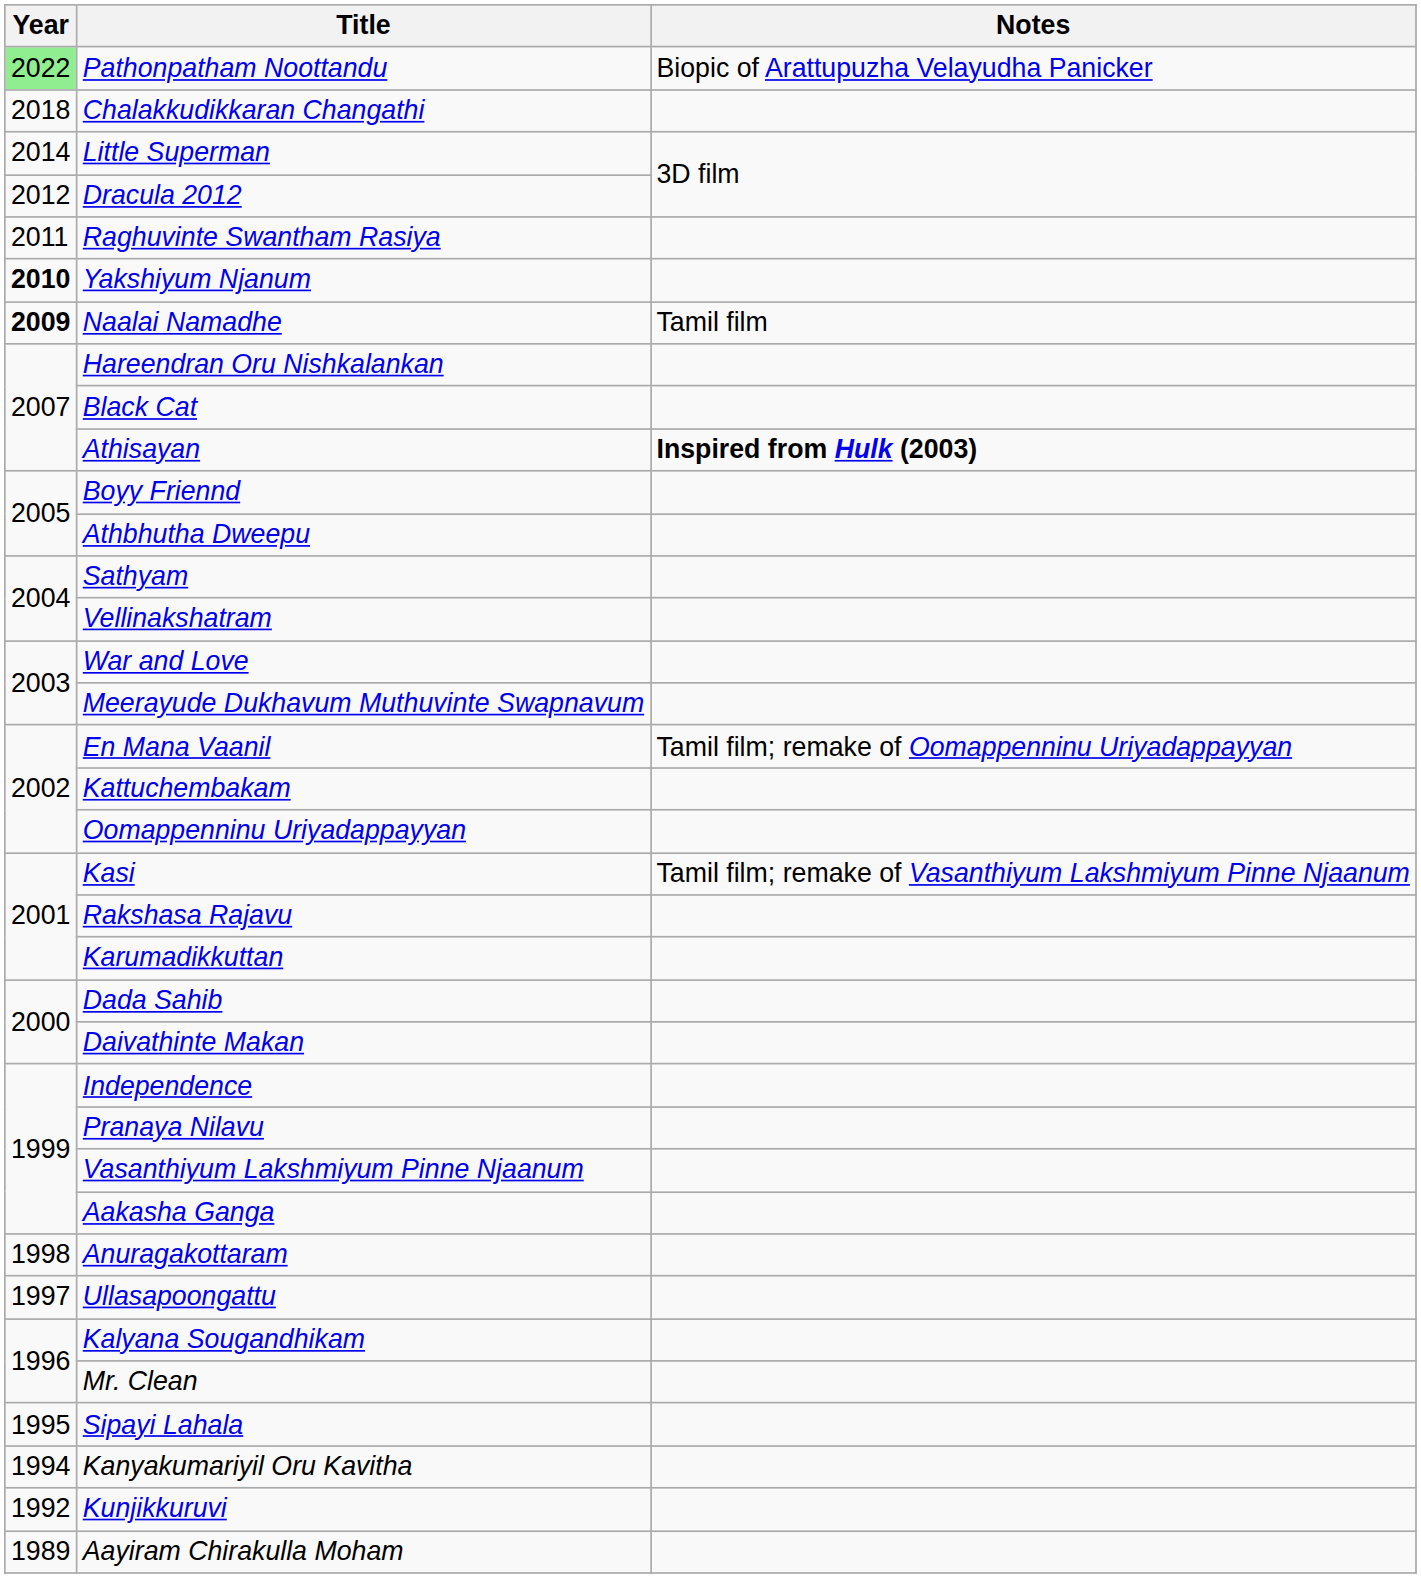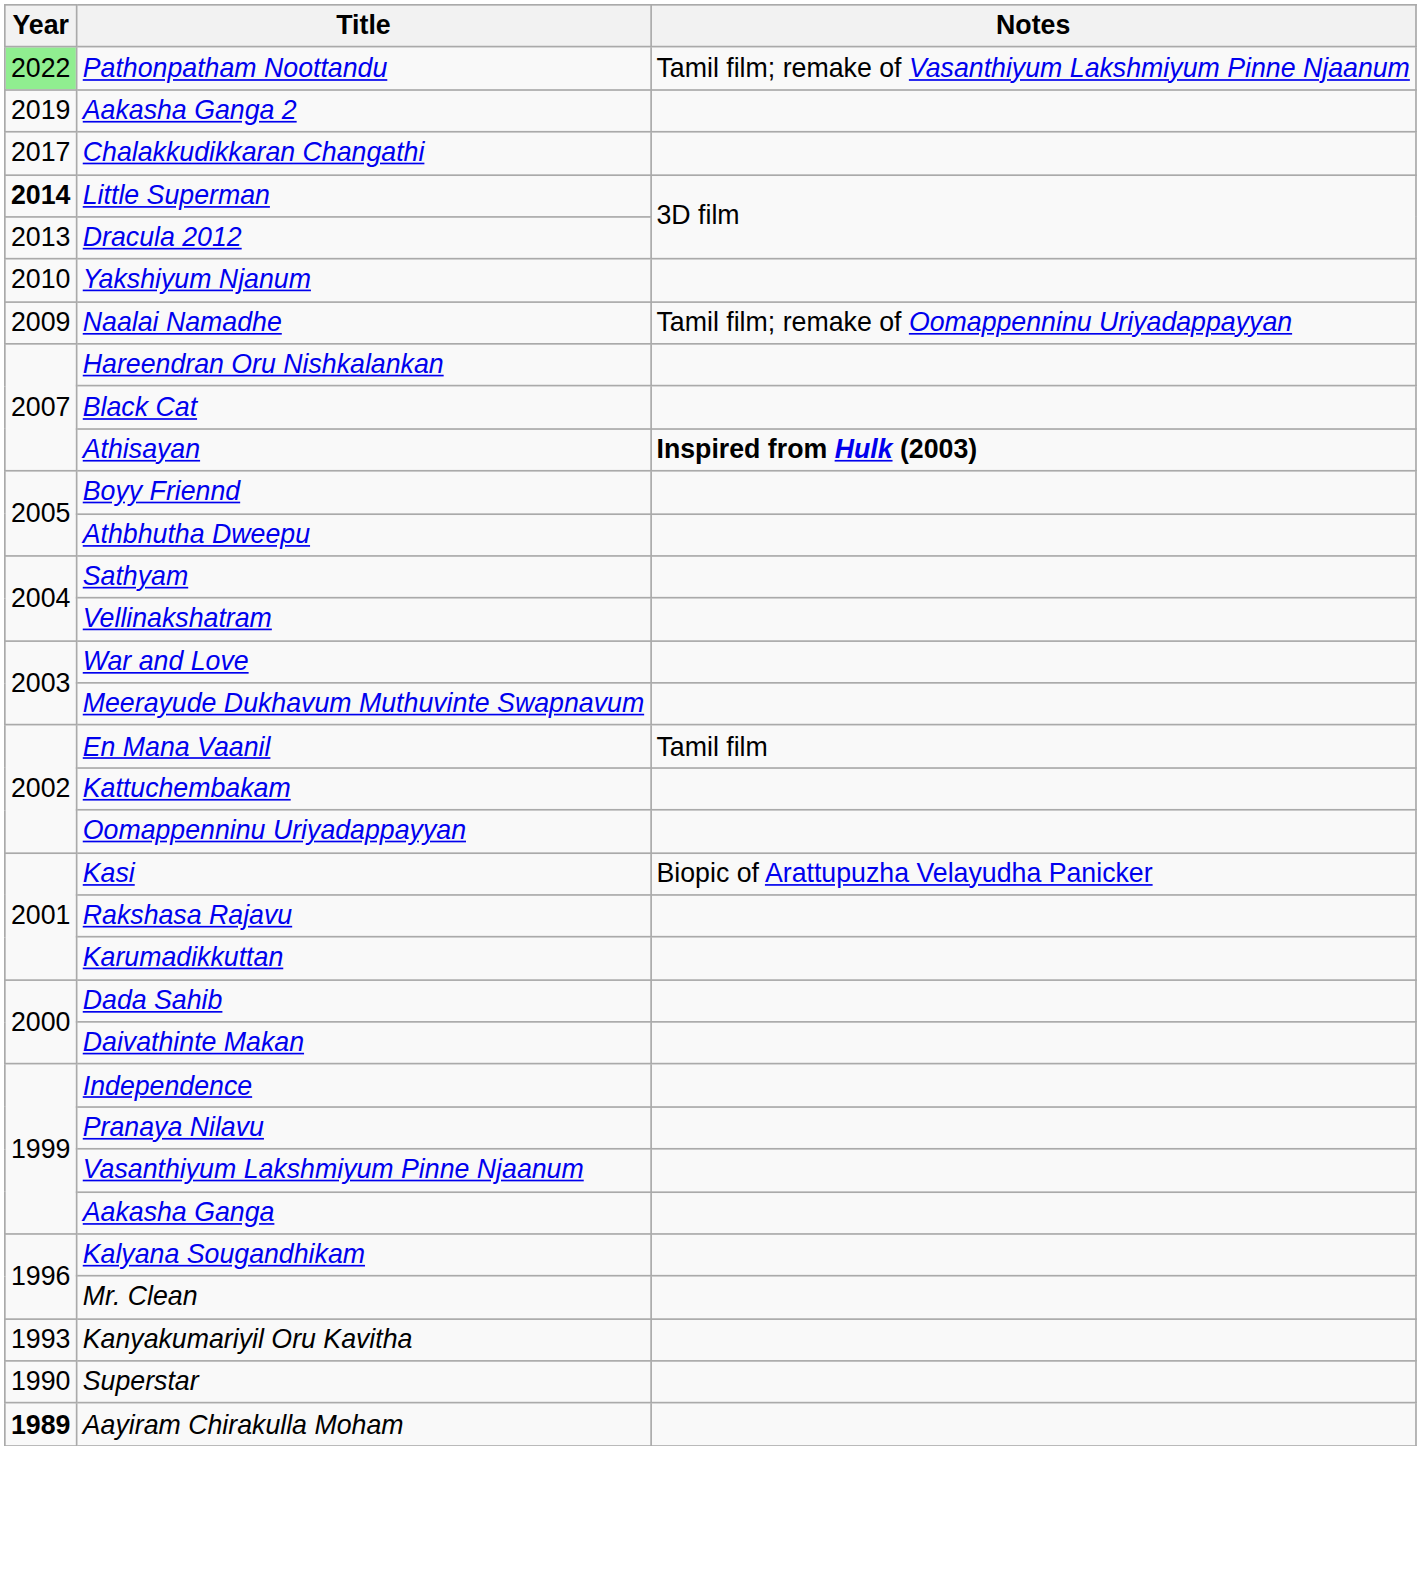(905, 68) Biopic of Arattupuzha Velayudha Panicker -> (1033, 68) Tamil film; remake of Vasanthiyum Lakshmiyum Pinne Njaanum
+ row: (190, 110)
(41, 110) 2018 -> (41, 152) 2017
(41, 152) normal -> (41, 195) bold
(41, 195) 2012 -> (41, 237) 2013
- row: (262, 237)
(41, 279) bold -> (41, 279) normal
(41, 322) bold -> (41, 322) normal
(712, 322) Tamil film -> (974, 322) Tamil film; remake of Oomappenninu Uriyadappayyan
(974, 746) Tamil film; remake of Oomappenninu Uriyadappayyan -> (712, 746) Tamil film
(1033, 873) Tamil film; remake of Vasanthiyum Lakshmiyum Pinne Njaanum -> (905, 873) Biopic of Arattupuzha Velayudha Panicker
- row: (185, 1254)
- row: (179, 1296)
- row: (163, 1424)
(41, 1466) 1994 -> (41, 1339) 1993
- row: (155, 1508)
+ row: (141, 1381)
(41, 1551) normal -> (41, 1424) bold
